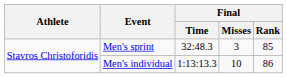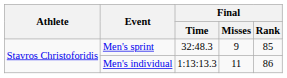(236, 47) 3 -> (236, 47) 9
(236, 64) 10 -> (236, 64) 11
